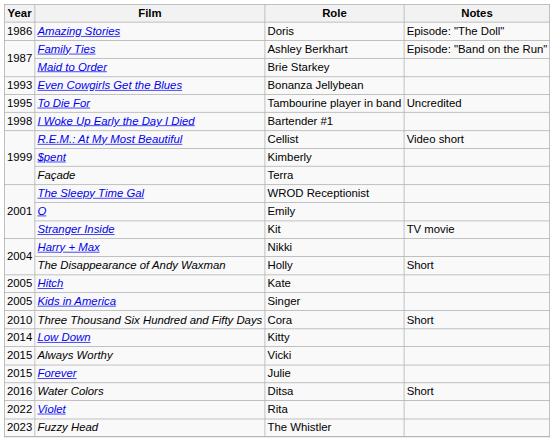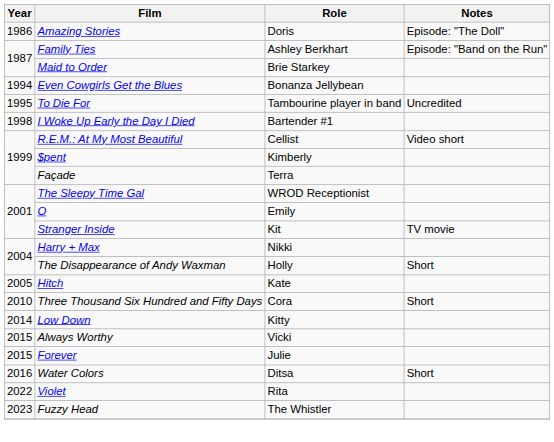(20, 85) 1993 -> (20, 85) 1994
- row: (77, 301)
